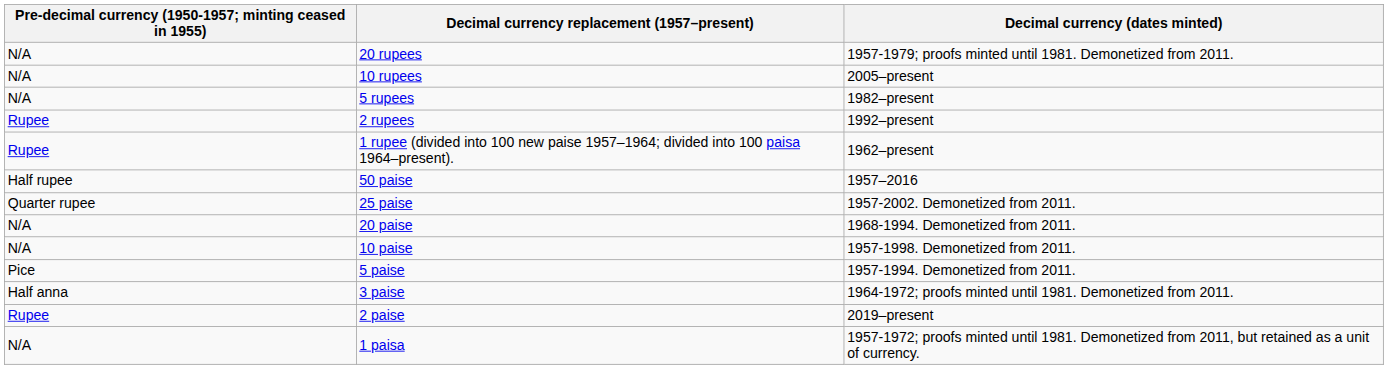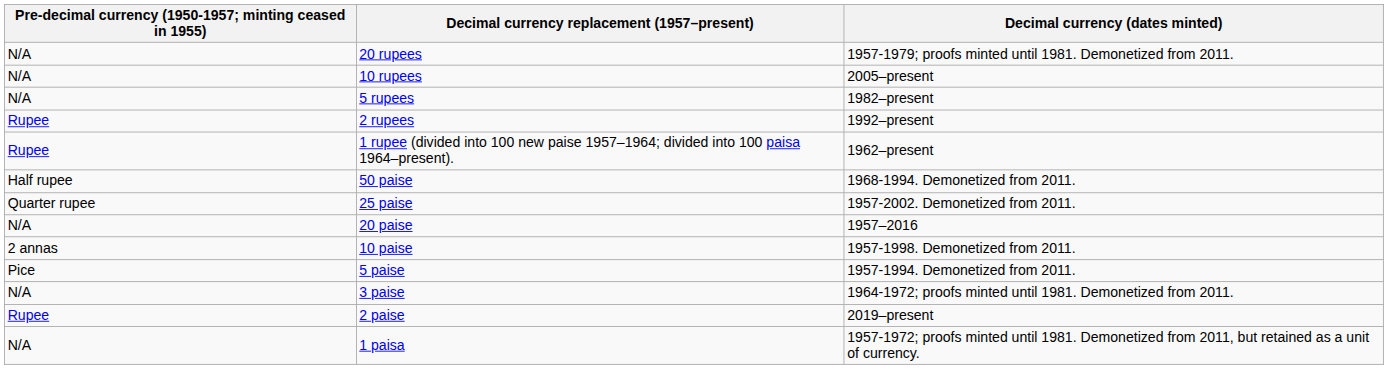(882, 181) 1957–2016 -> (961, 181) 1968-1994. Demonetized from 2011.
(961, 225) 1968-1994. Demonetized from 2011. -> (882, 225) 1957–2016
(19, 248) N/A -> (33, 248) 2 annas
(38, 292) Half anna -> (19, 292) N/A
